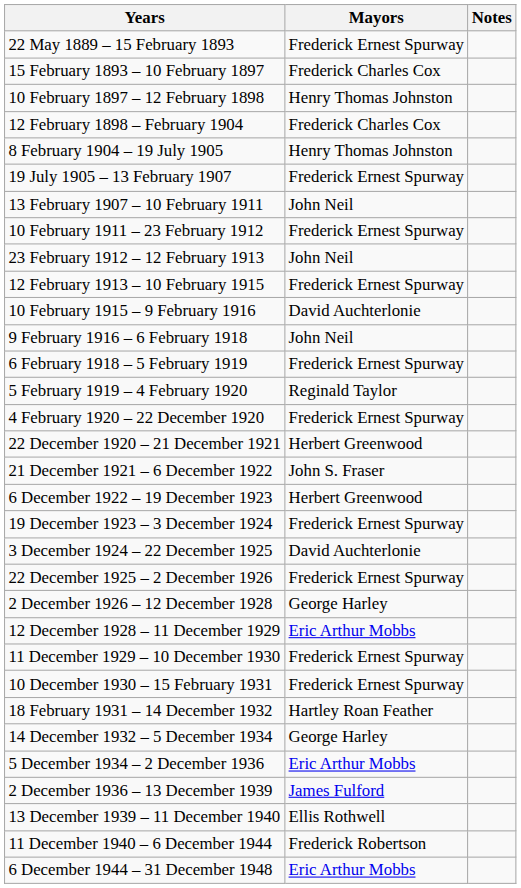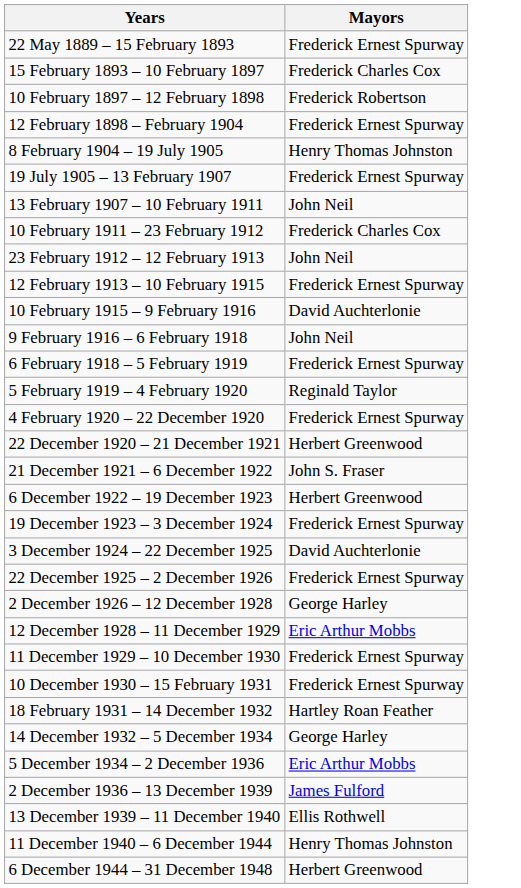- column: (492, 17)
(371, 97) Henry Thomas Johnston -> (357, 97) Frederick Robertson
(365, 124) Frederick Charles Cox -> (376, 124) Frederick Ernest Spurway
(376, 230) Frederick Ernest Spurway -> (365, 230) Frederick Charles Cox
(357, 843) Frederick Robertson -> (371, 843) Henry Thomas Johnston
(352, 870) Eric Arthur Mobbs -> (356, 870) Herbert Greenwood
